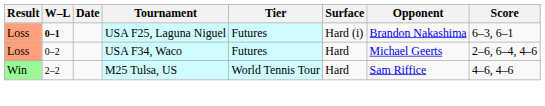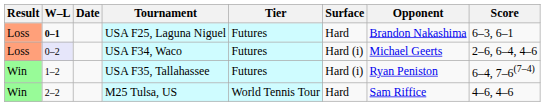(344, 32) Hard (i) -> (337, 32) Hard
(52, 52) no background -> (52, 52) lavender background
(337, 51) Hard -> (344, 51) Hard (i)
+ row: (157, 71)
